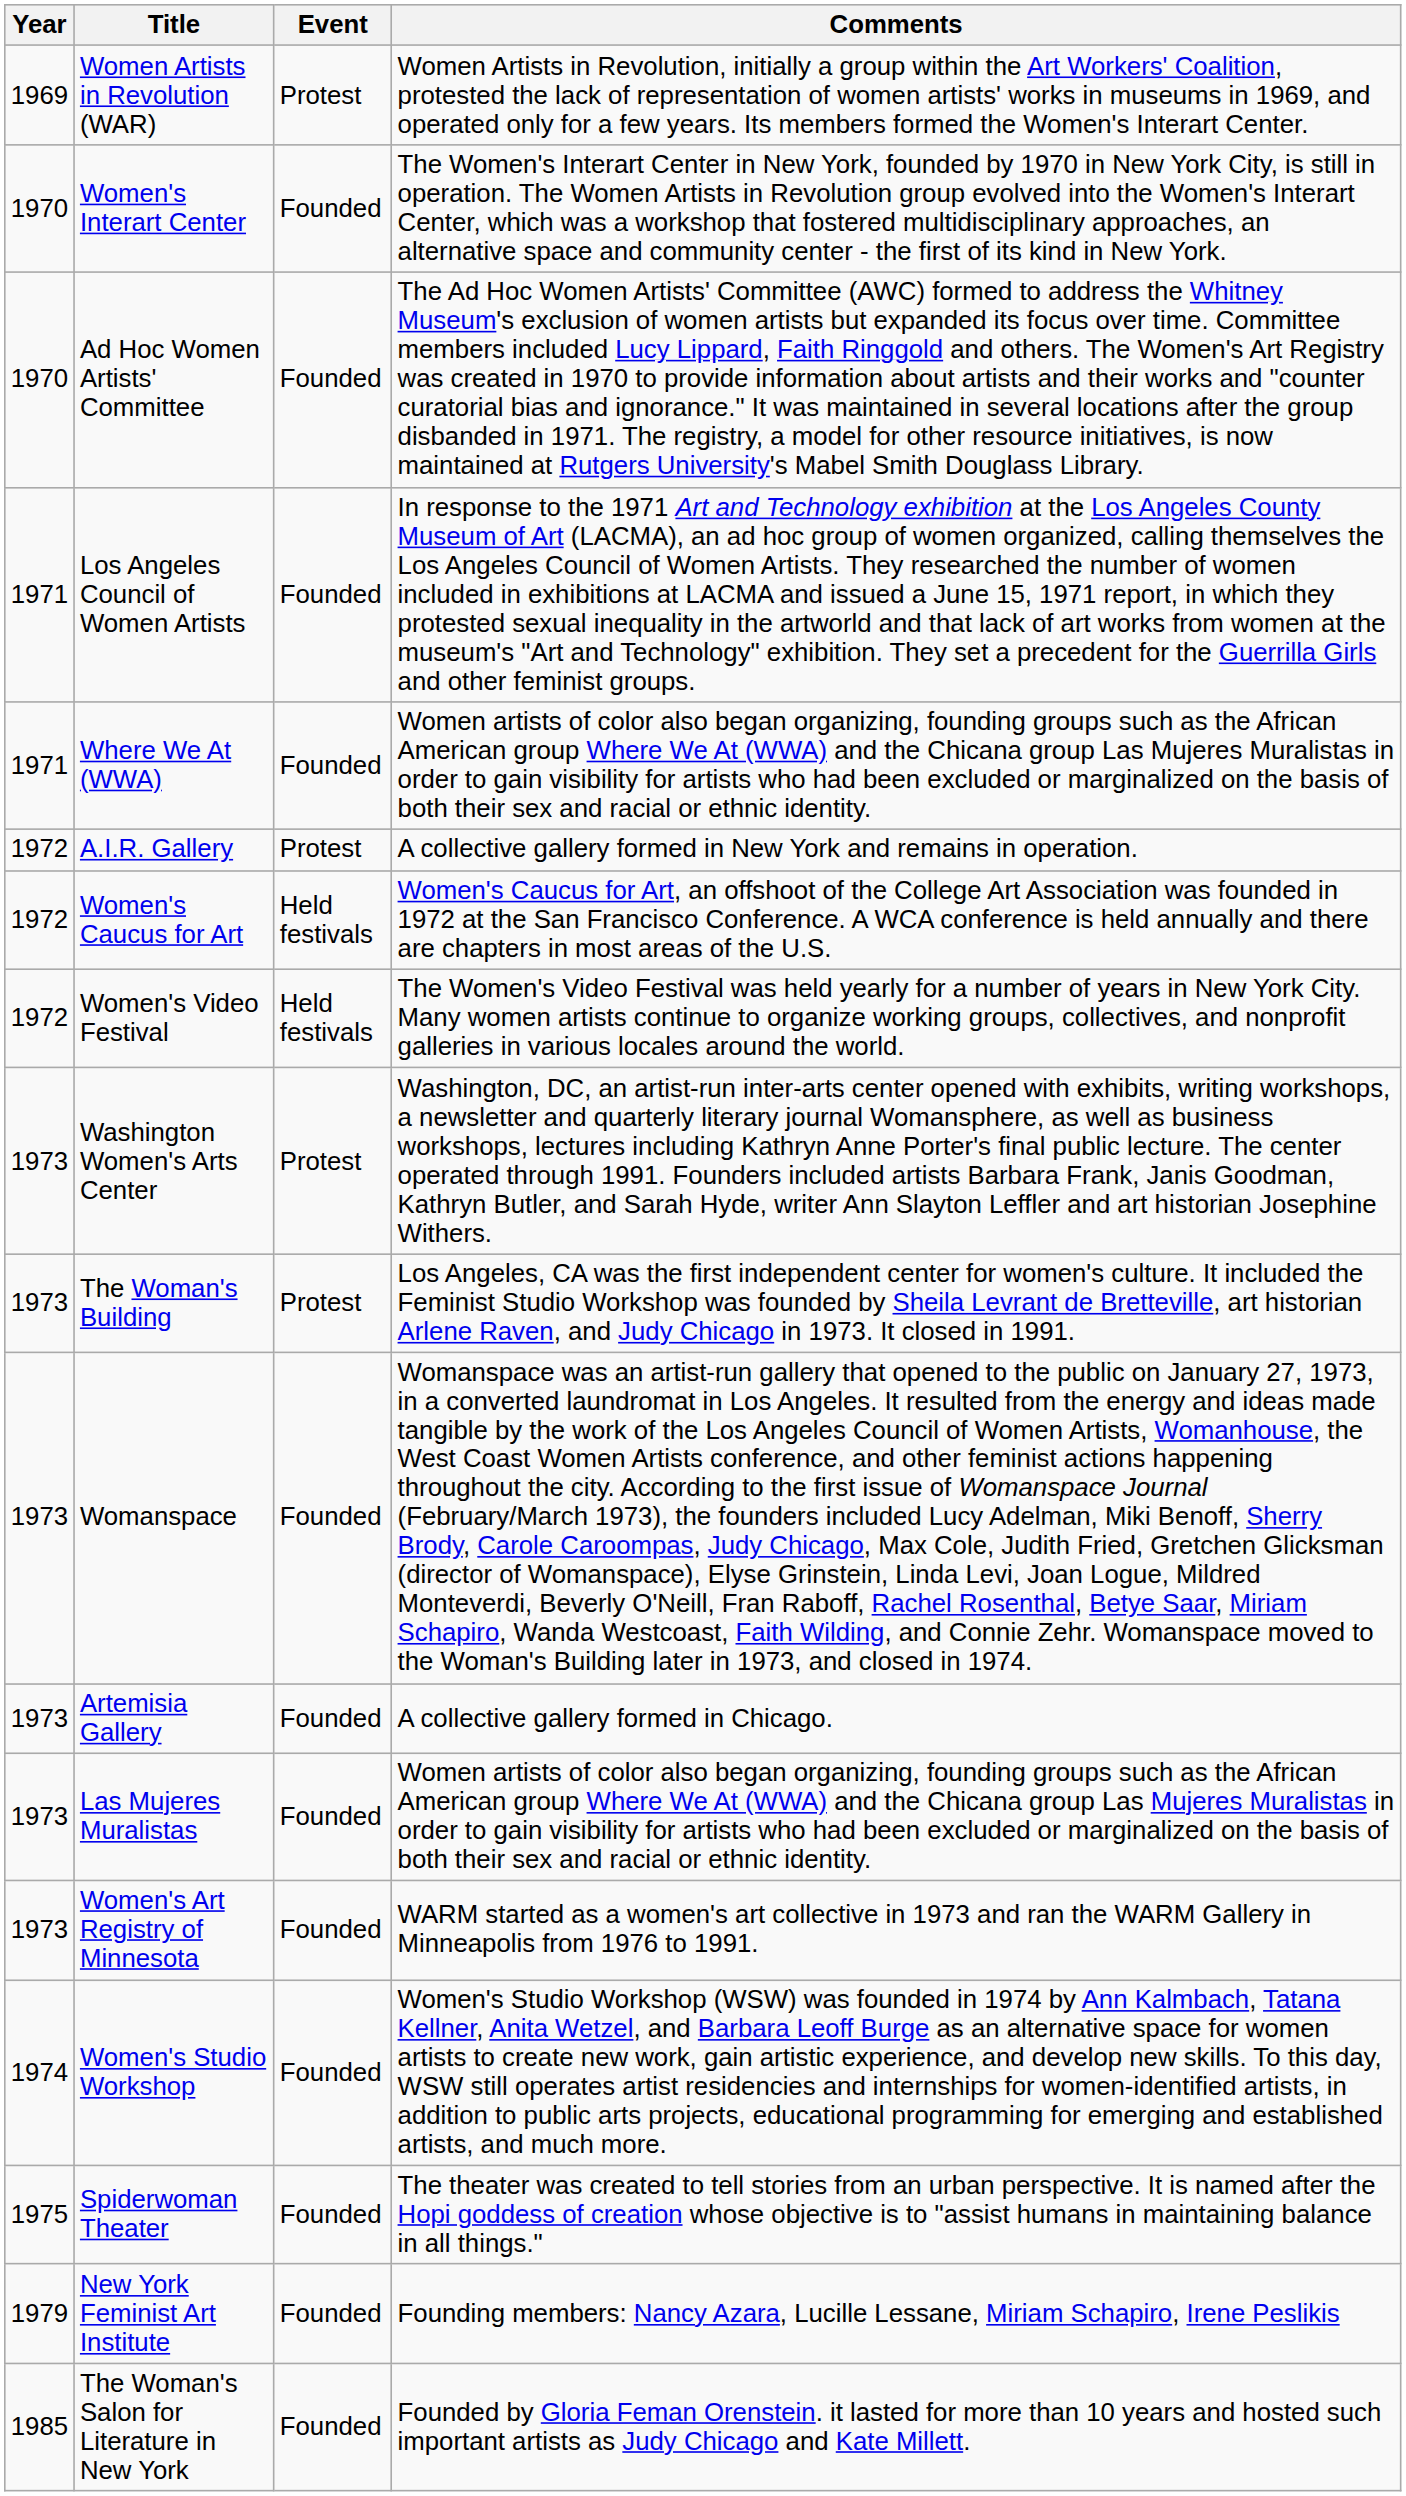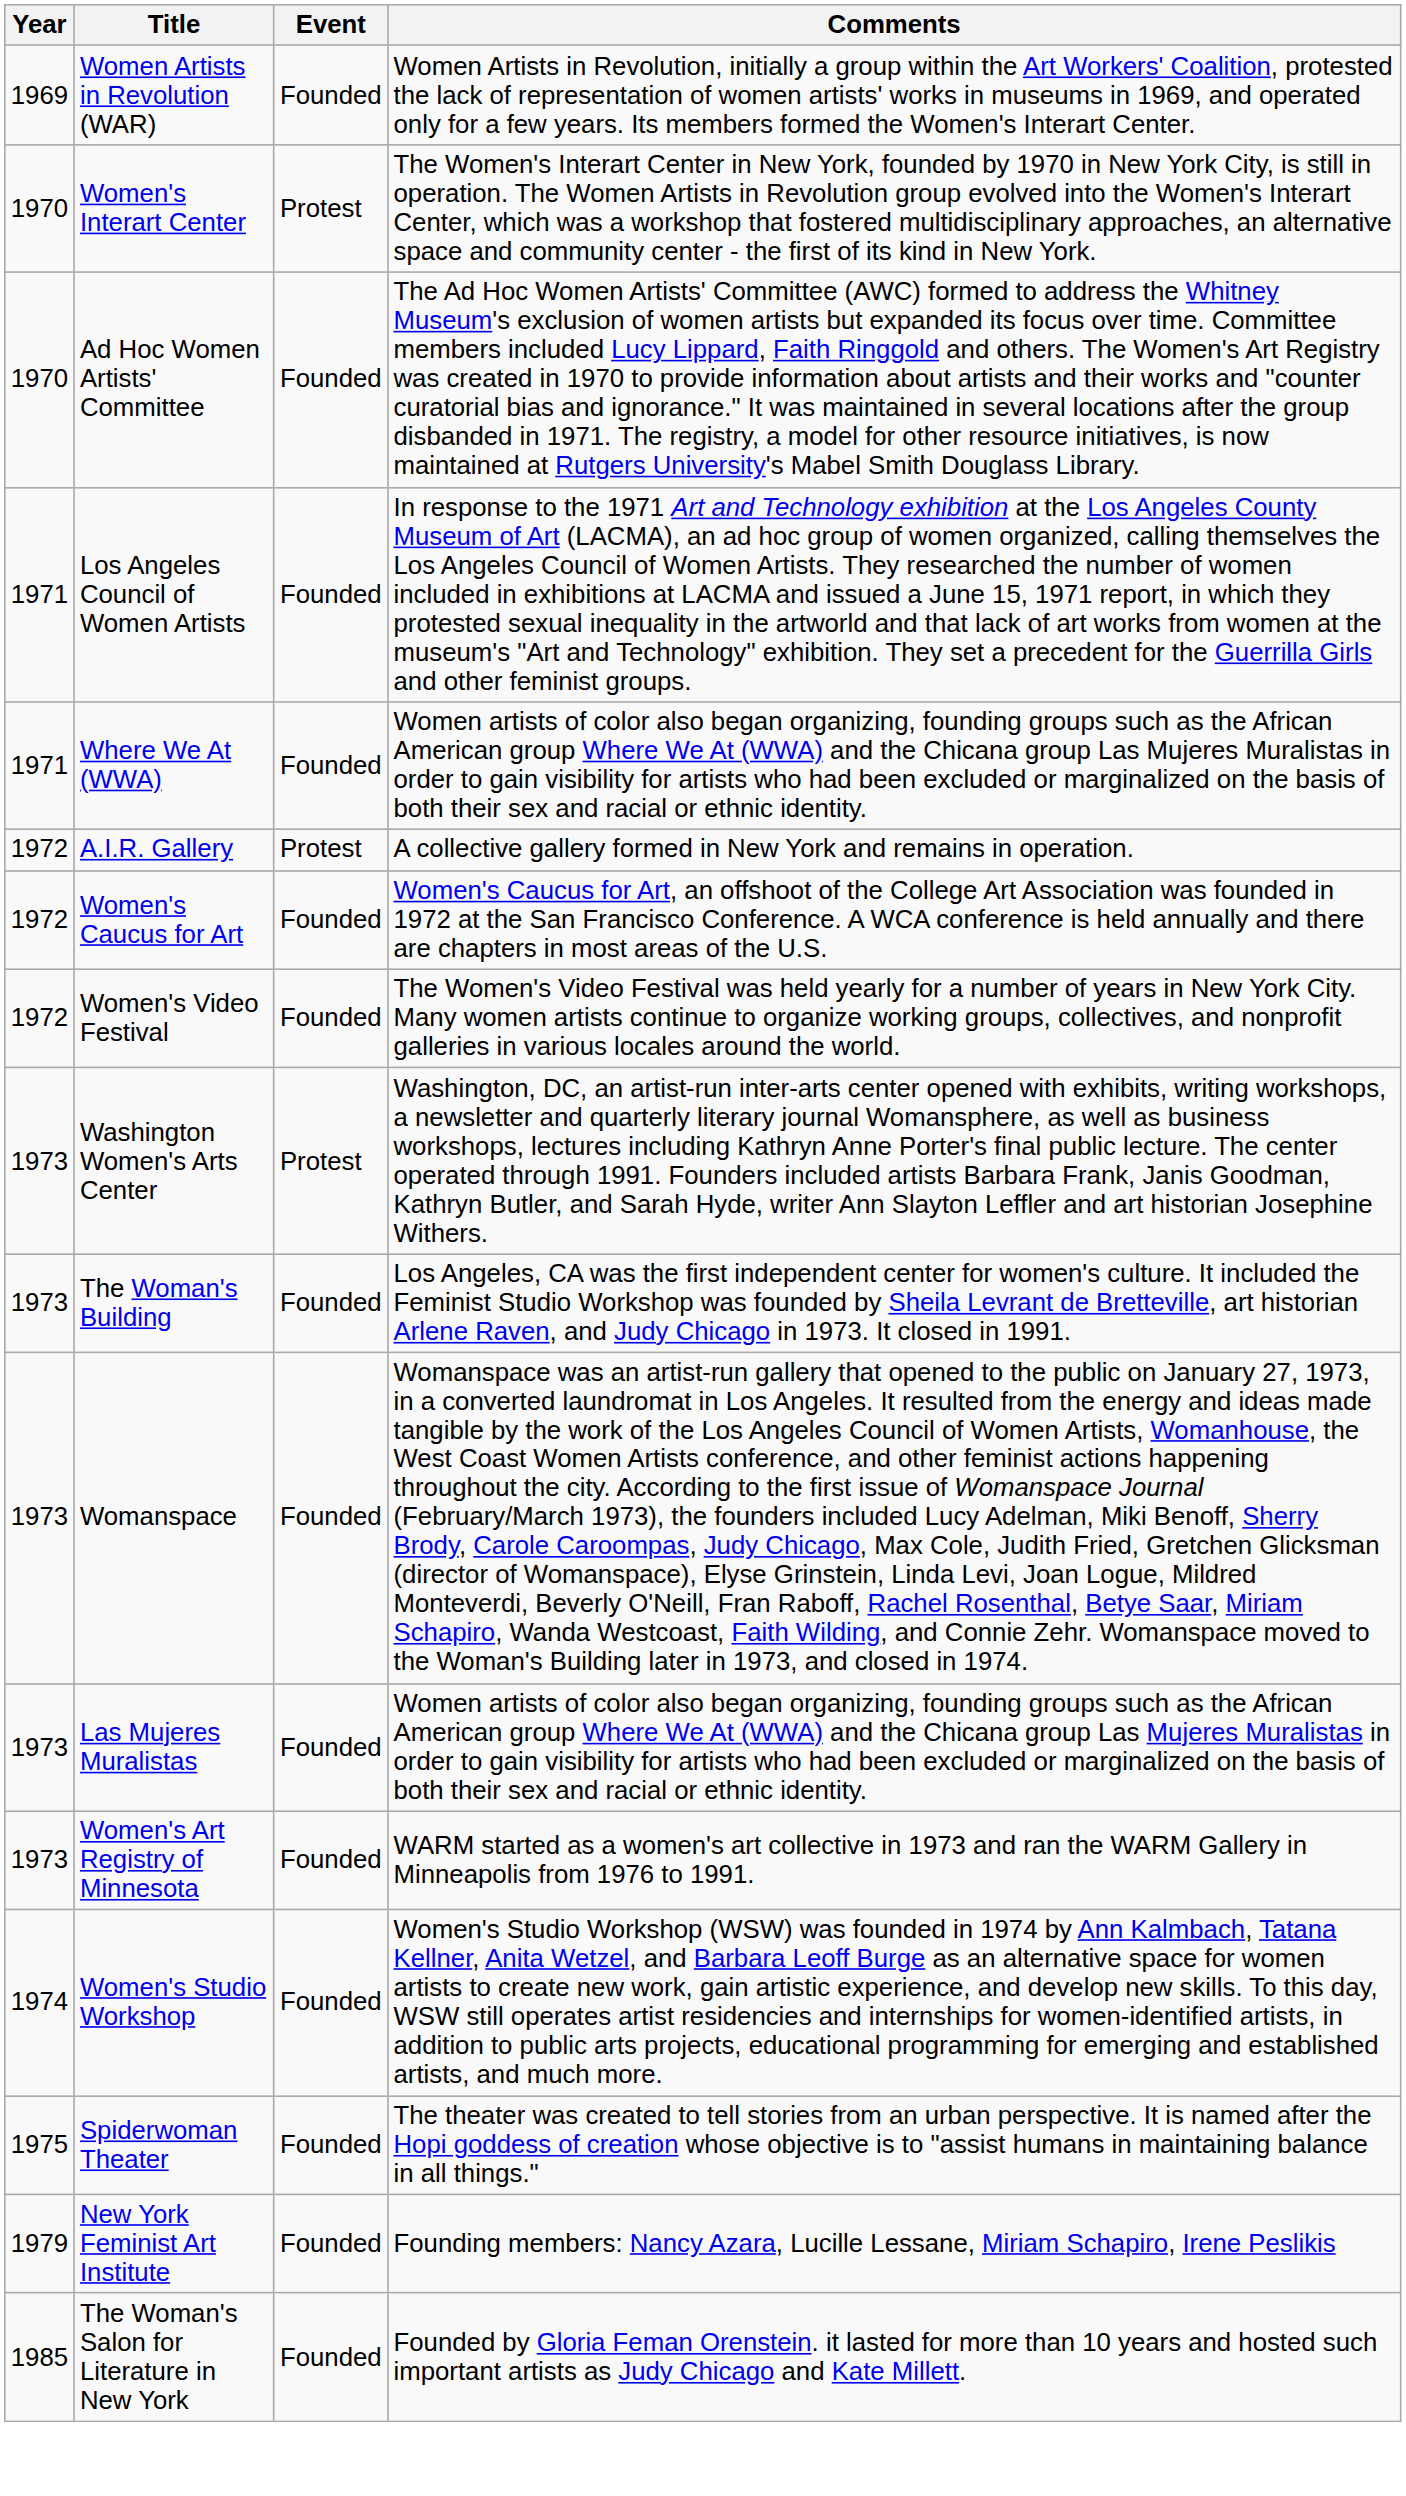(321, 94) Protest -> (331, 94) Founded
(331, 208) Founded -> (321, 208) Protest
(326, 919) Held festivals -> (331, 919) Founded
(326, 1018) Held festivals -> (331, 1018) Founded
(321, 1302) Protest -> (331, 1302) Founded
- row: (134, 1717)
